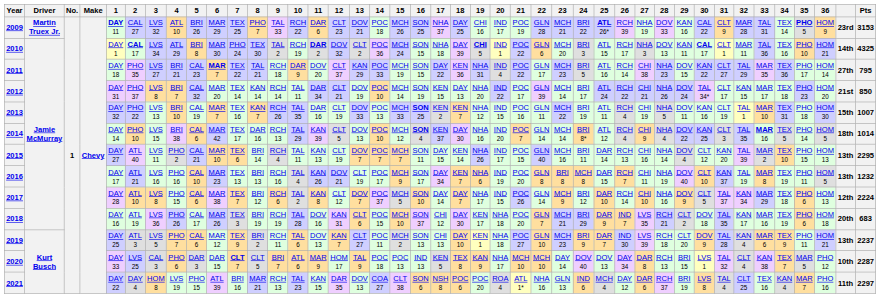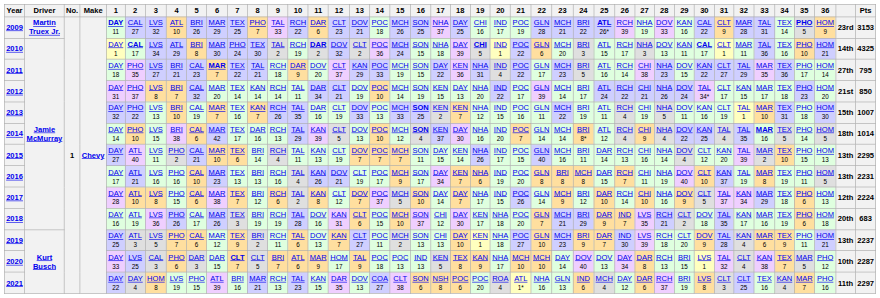(724, 134) CLT 3 -> (724, 134) TAL 4
(866, 176) 1232 -> (866, 176) 2231
(724, 282) TAL 4 -> (724, 282) CLT 3
